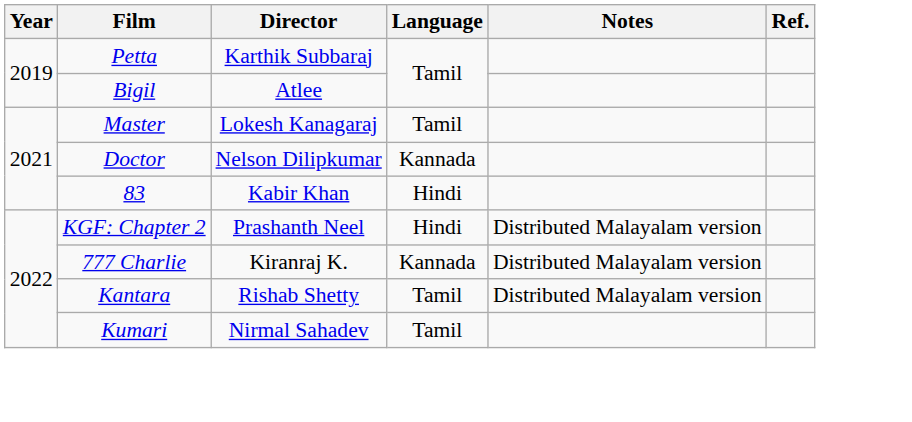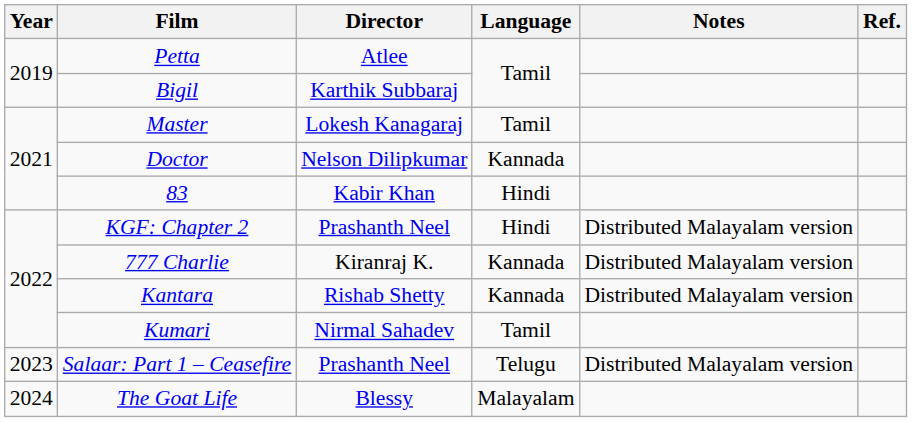(299, 55) Karthik Subbaraj -> (384, 55) Atlee
(299, 90) Atlee -> (384, 90) Karthik Subbaraj
(437, 295) Tamil -> (526, 295) Kannada
+ row: (177, 364)
+ row: (177, 398)
